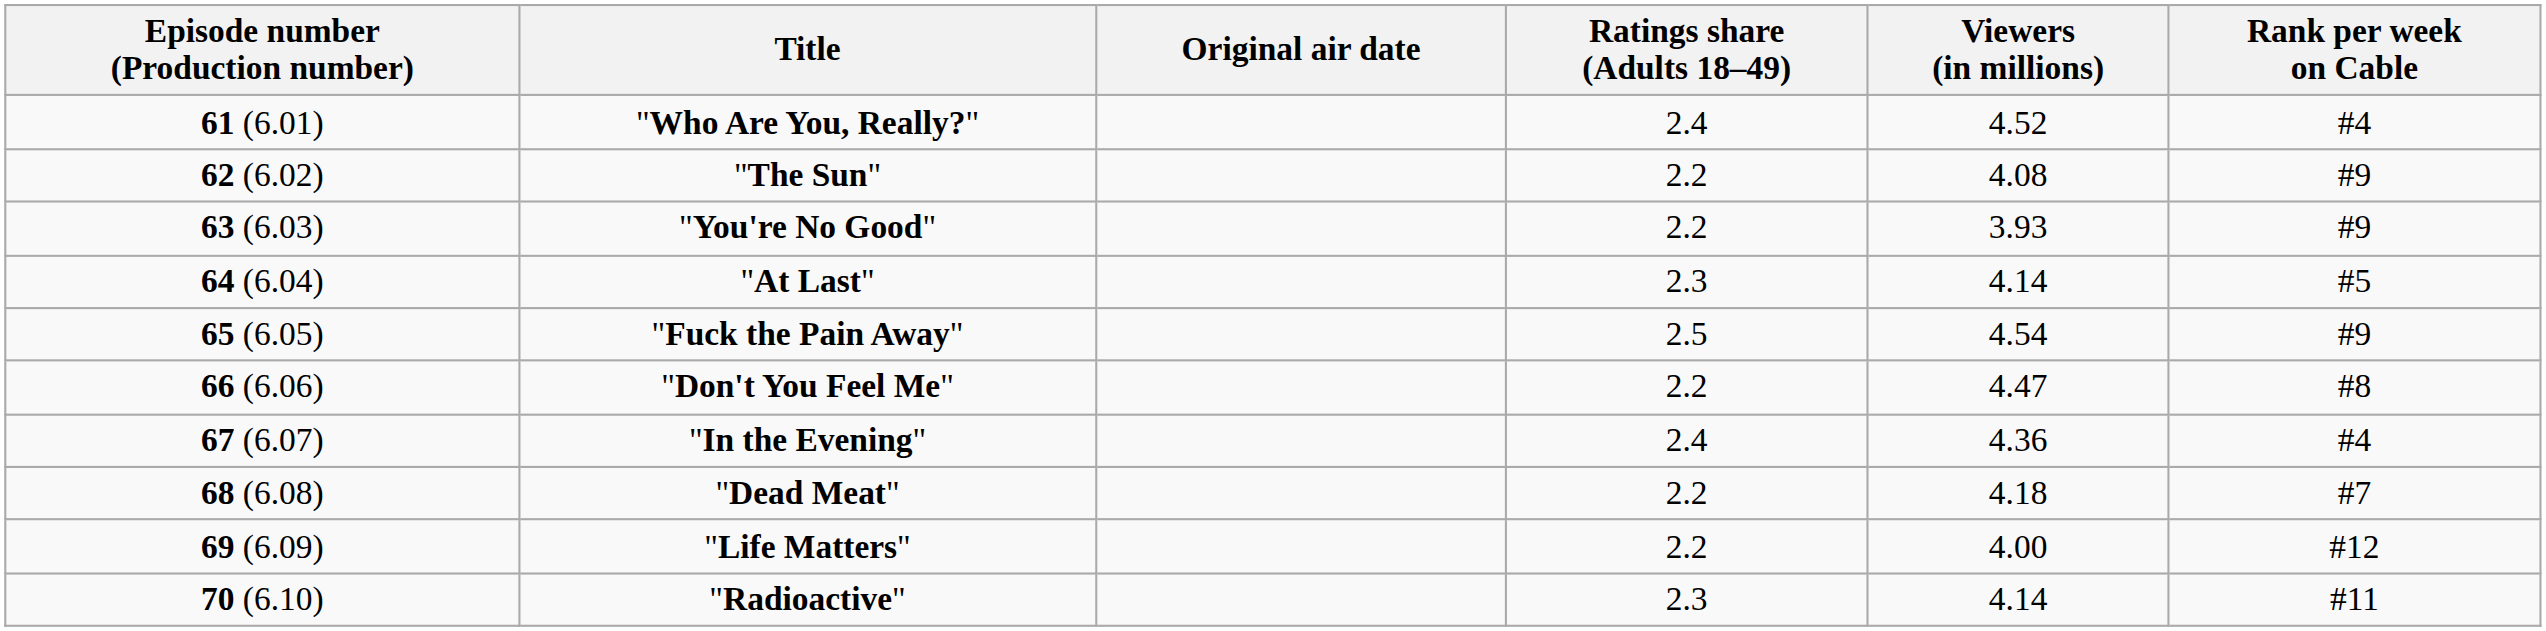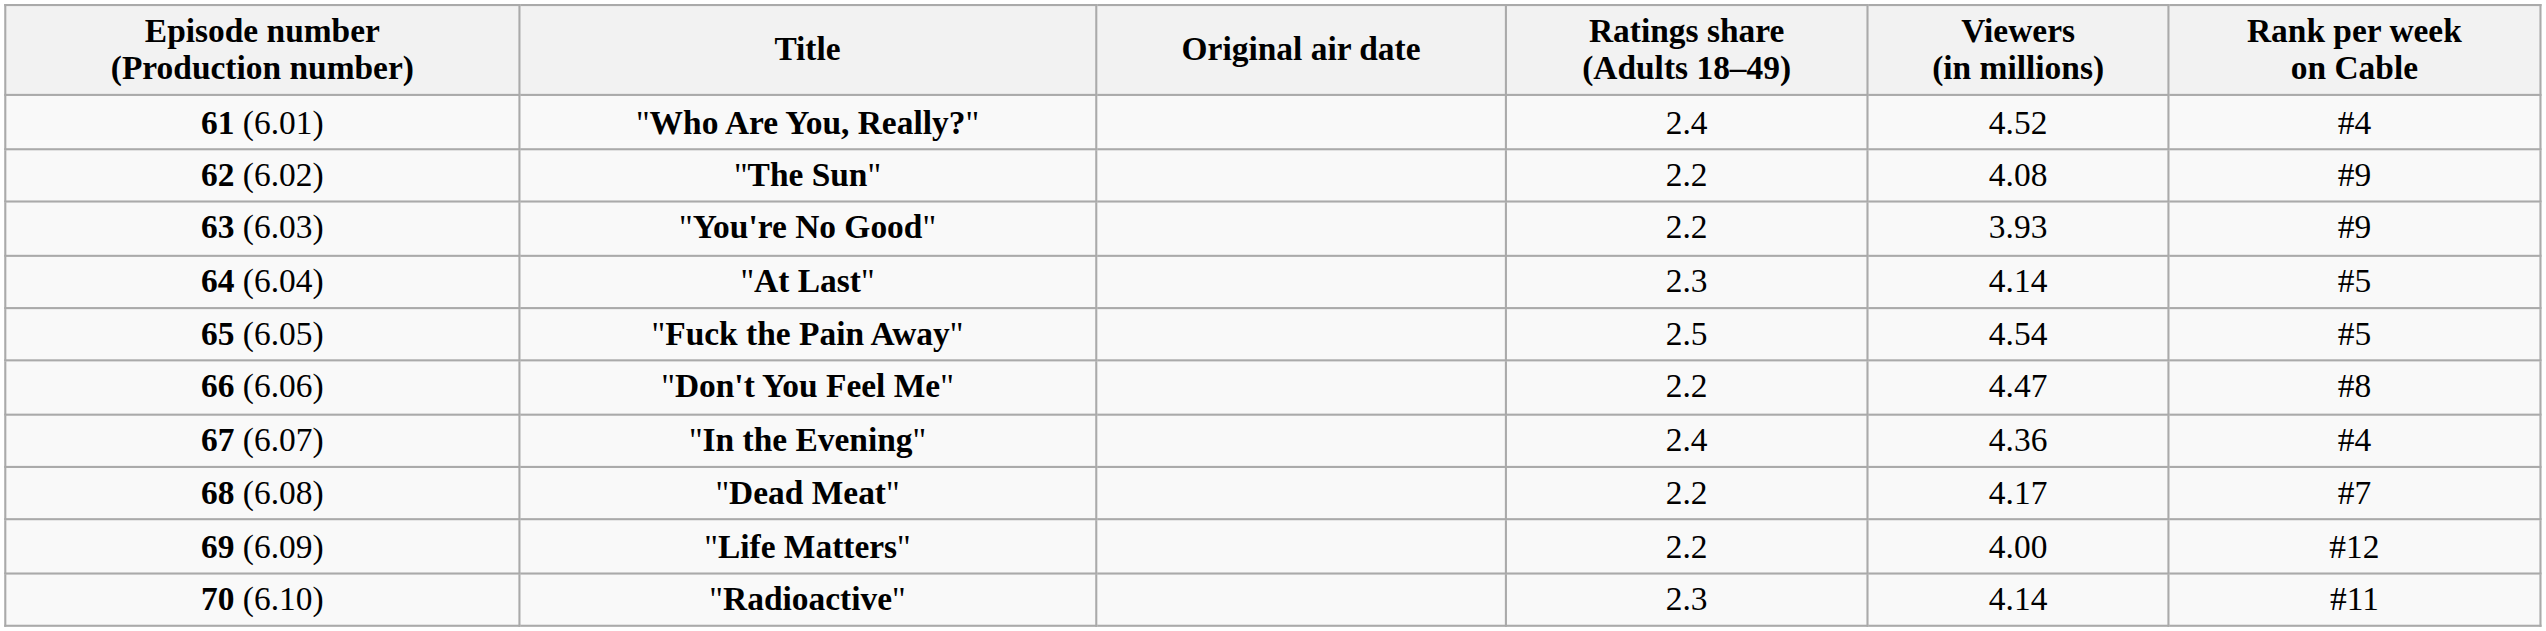(2354, 333) #9 -> (2354, 333) #5
(2018, 492) 4.18 -> (2018, 492) 4.17
